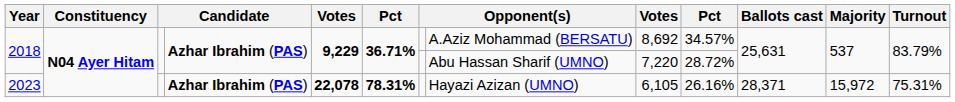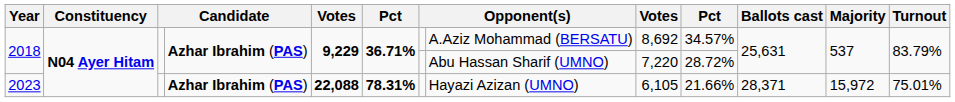(337, 85) 22,078 -> (337, 85) 22,088
(710, 85) 26.16% -> (710, 85) 21.66%
(917, 85) 75.31% -> (917, 85) 75.01%
